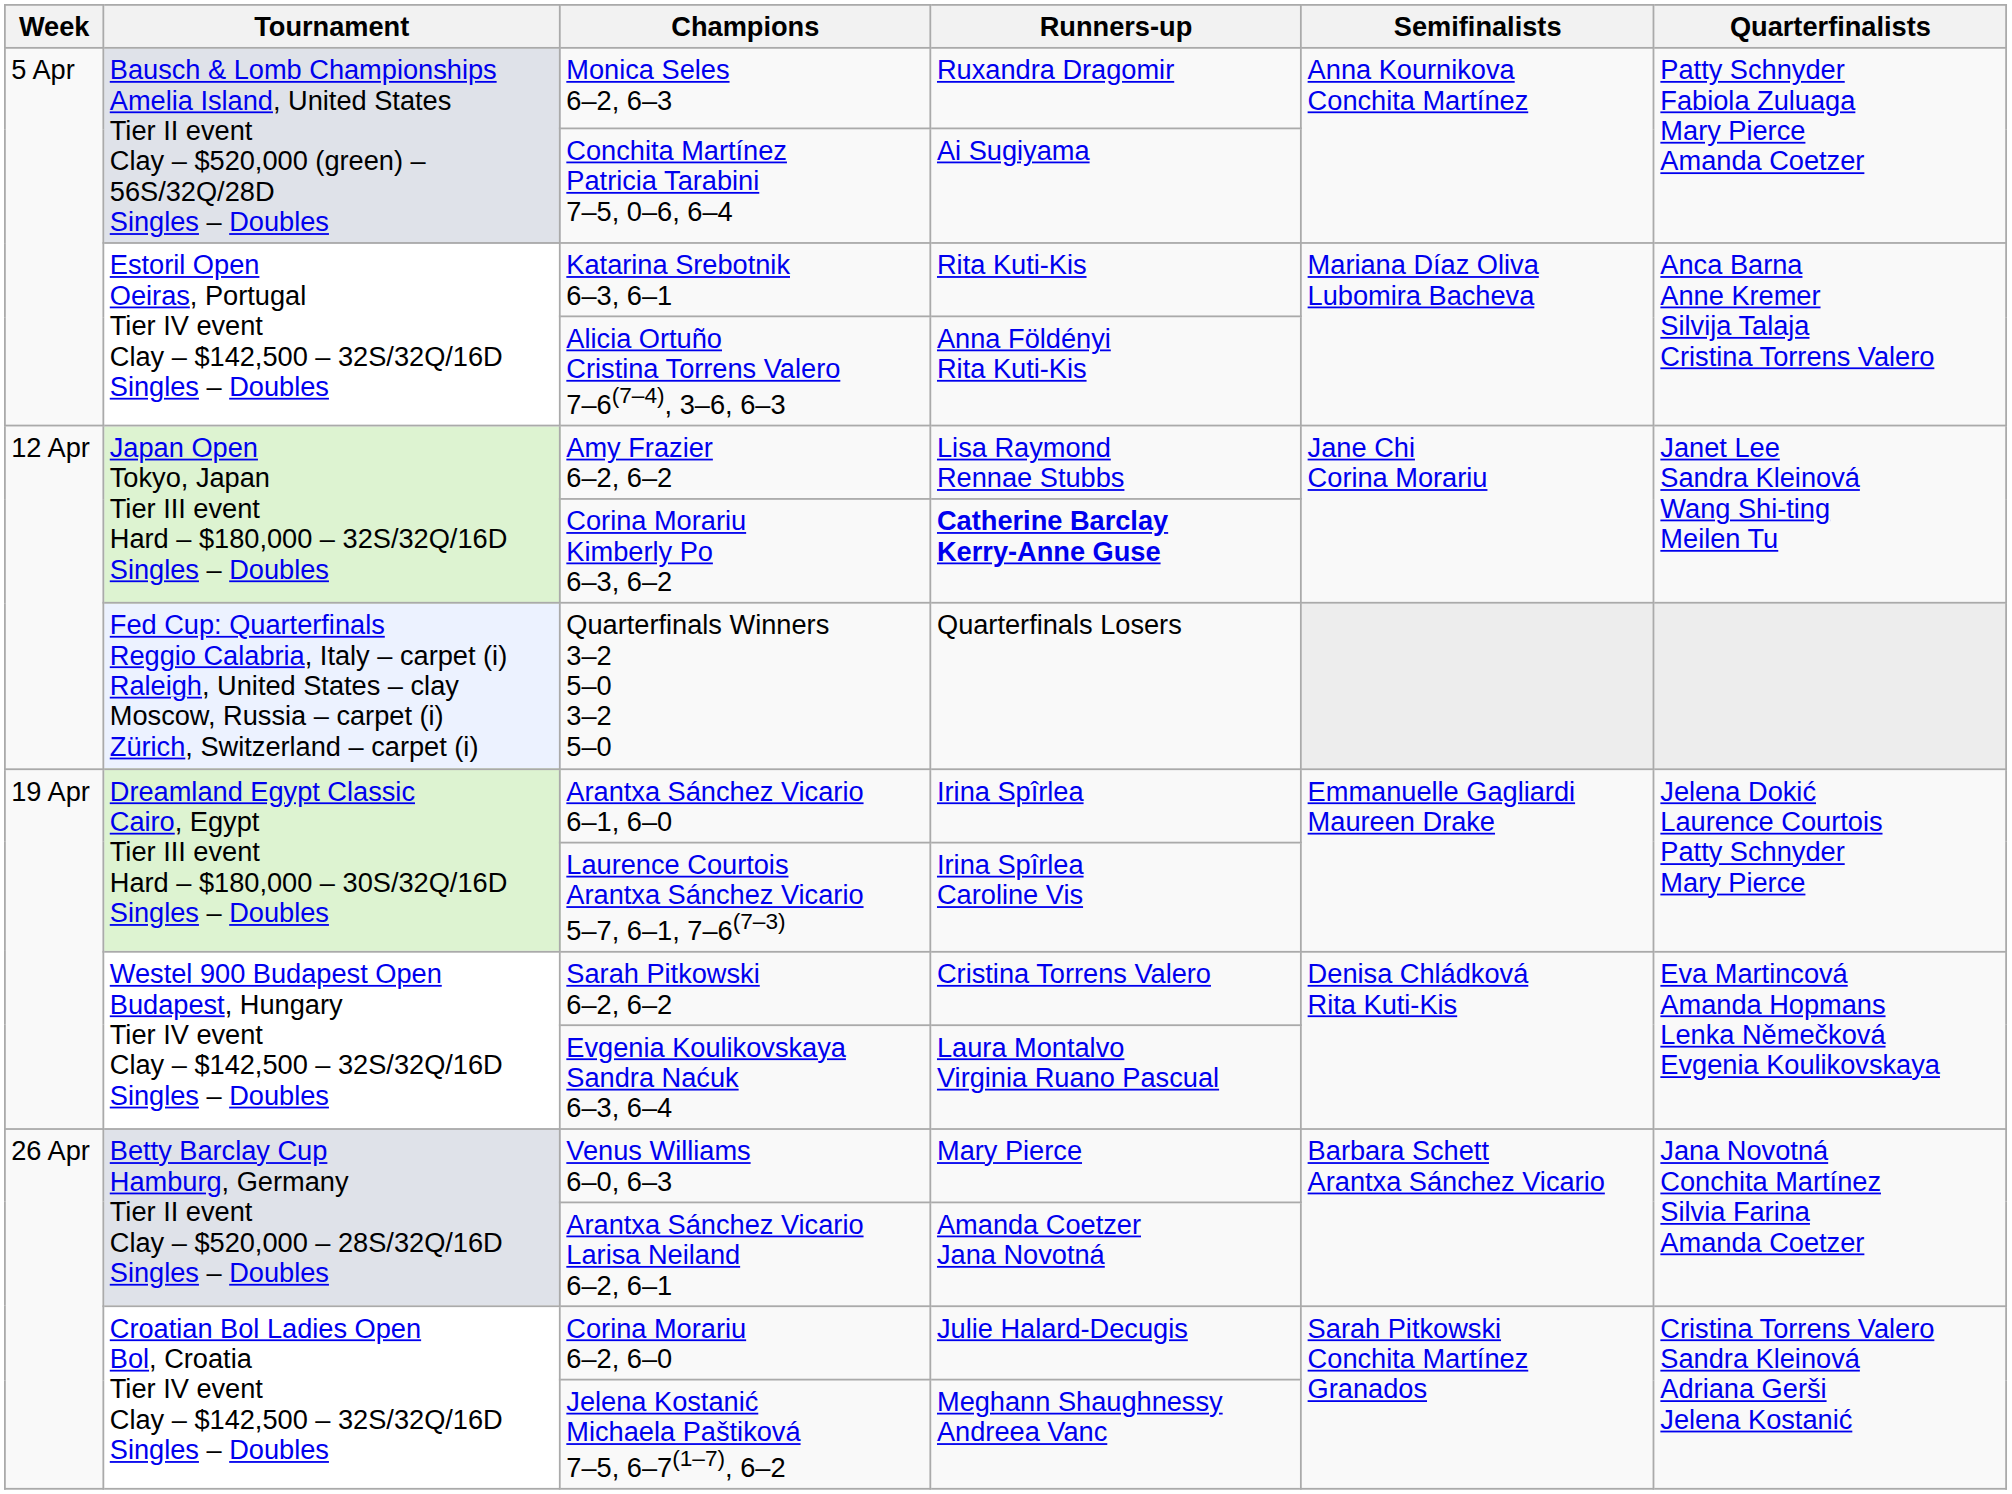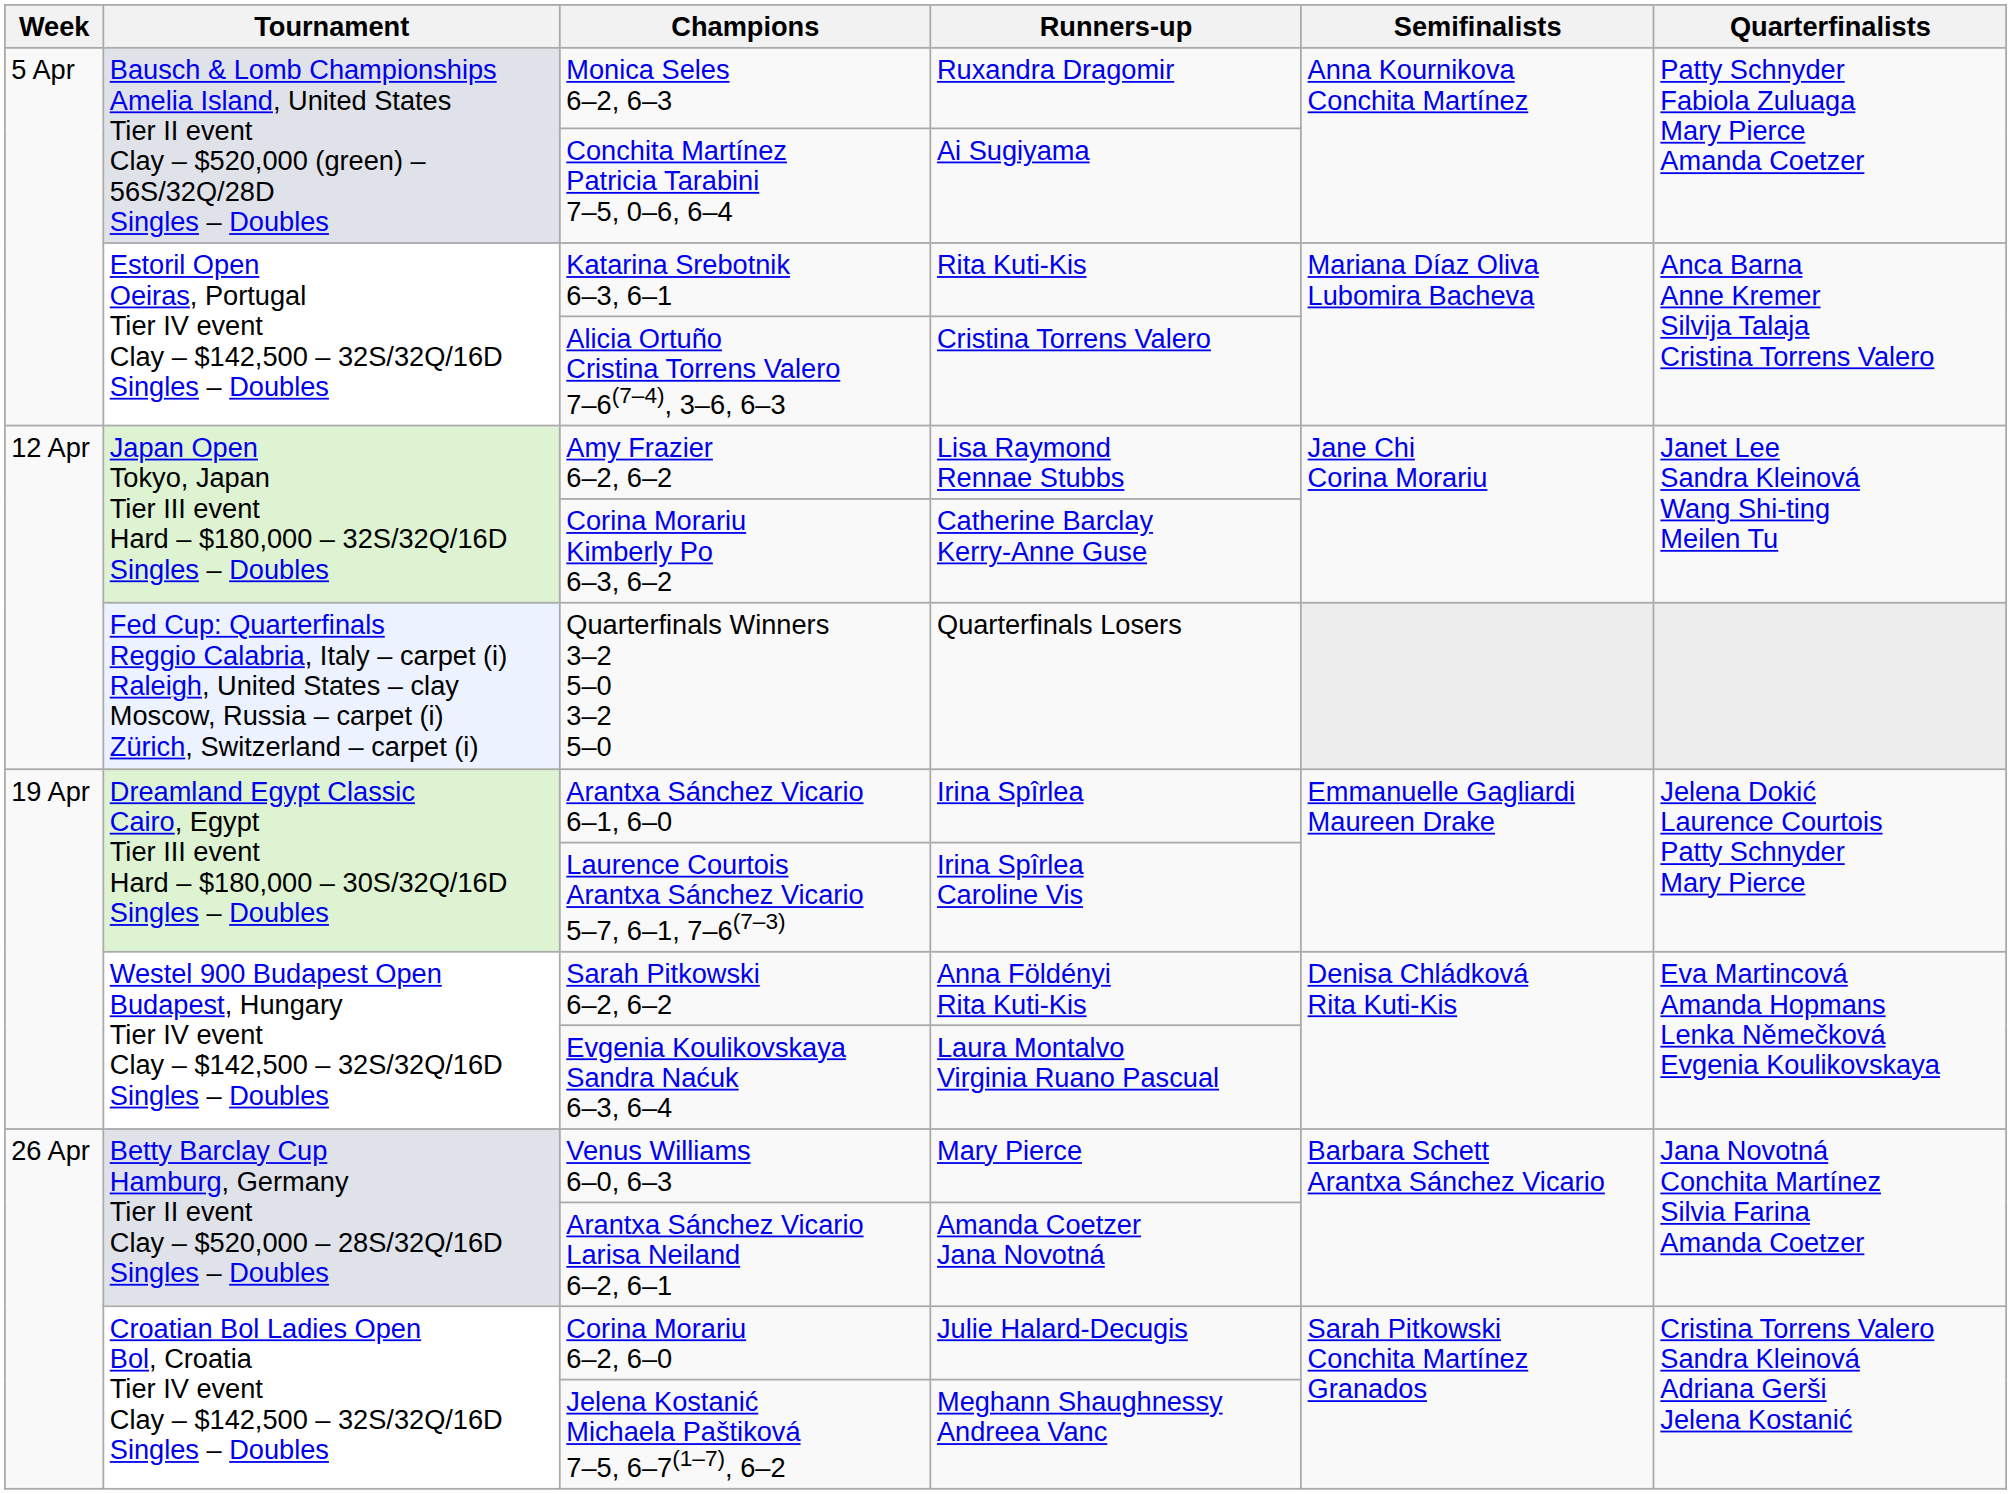(1024, 354) Anna Földényi Rita Kuti-Kis -> (1074, 338) Cristina Torrens Valero
(1053, 537) bold -> (1045, 537) normal
(1074, 973) Cristina Torrens Valero -> (1024, 988) Anna Földényi Rita Kuti-Kis
